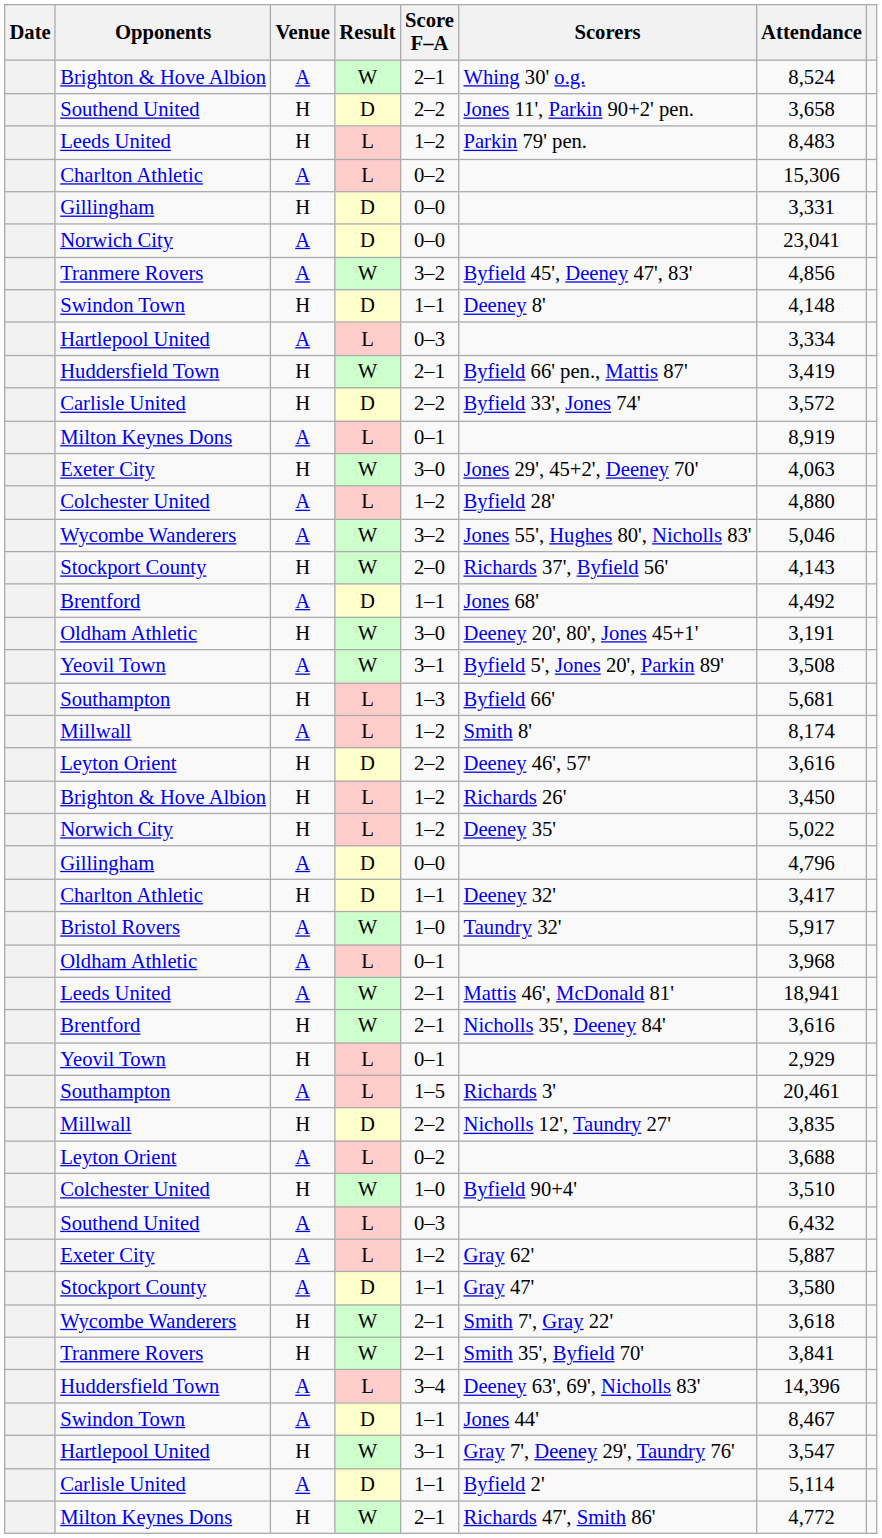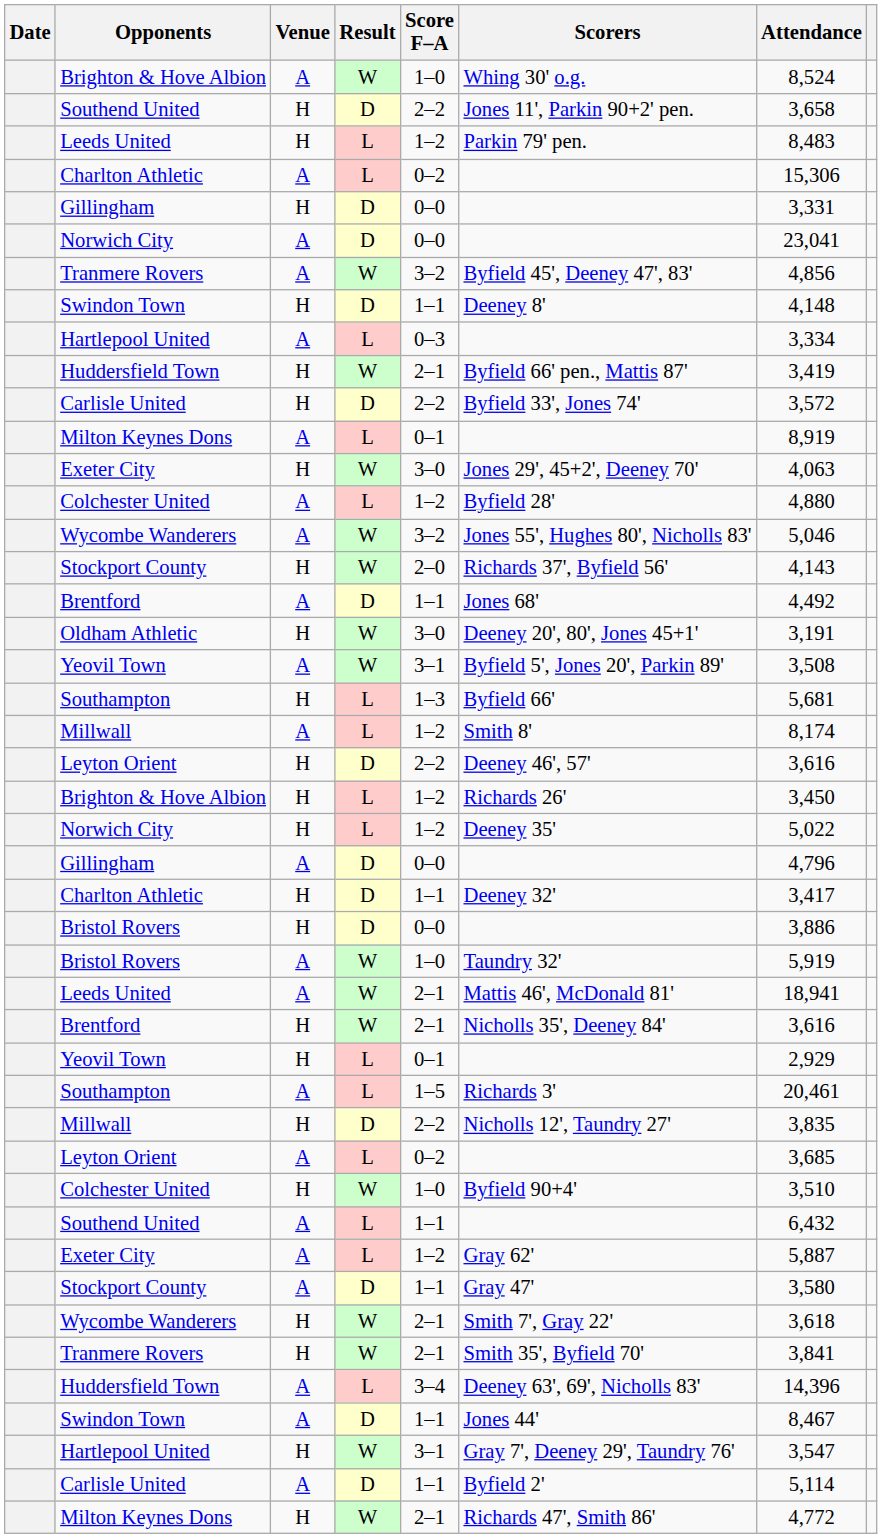(429, 76) 2–1 -> (429, 76) 1–0
+ row: (120, 927)
(812, 927) 5,917 -> (812, 960) 5,919
- row: (129, 960)
(812, 1157) 3,688 -> (812, 1157) 3,685
(429, 1222) 0–3 -> (429, 1222) 1–1
